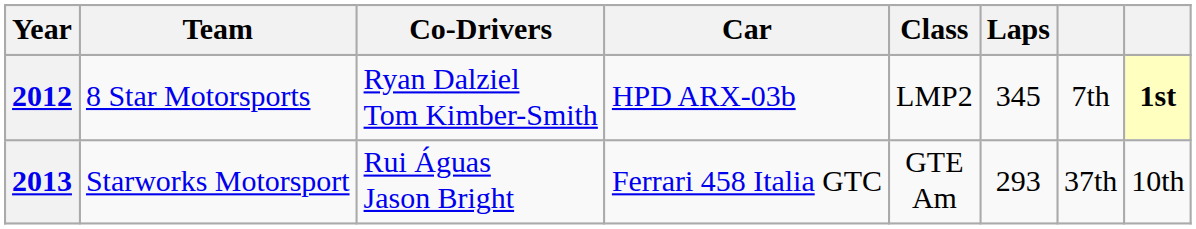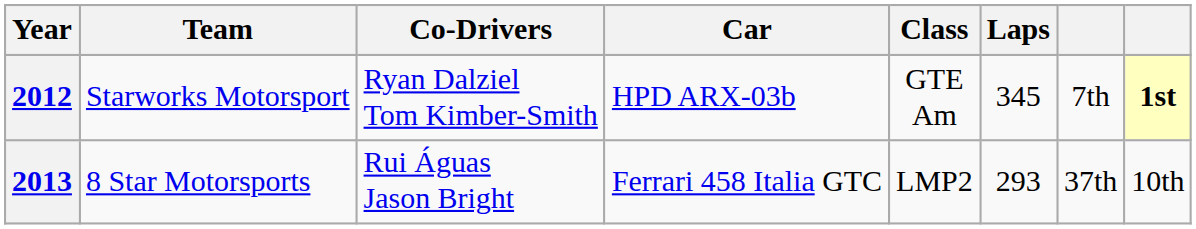(198, 96) 8 Star Motorsports -> (218, 96) Starworks Motorsport
(934, 96) LMP2 -> (934, 96) GTE Am
(218, 181) Starworks Motorsport -> (198, 181) 8 Star Motorsports
(934, 181) GTE Am -> (934, 181) LMP2
